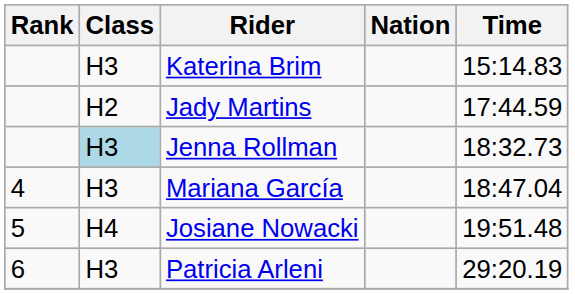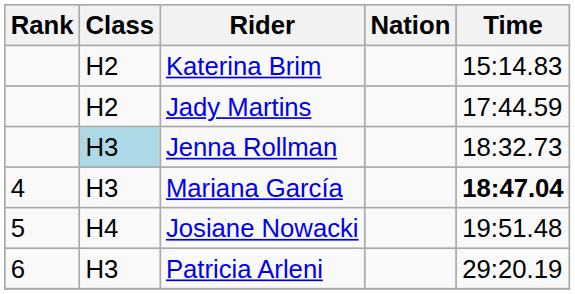(102, 66) H3 -> (102, 66) H2
(512, 188) normal -> (513, 188) bold
